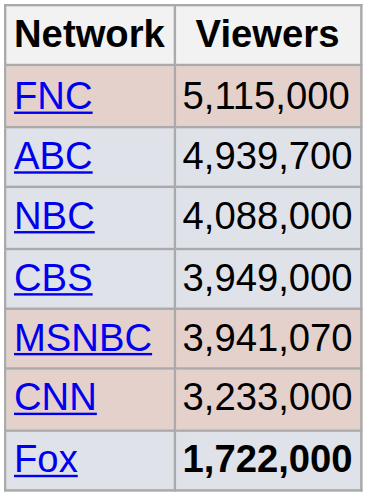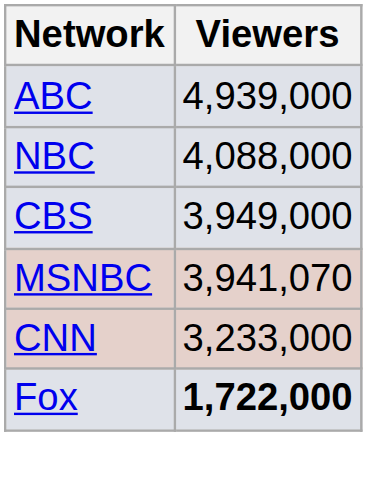- row: (53, 95)
(268, 156) 4,939,700 -> (268, 95) 4,939,000
